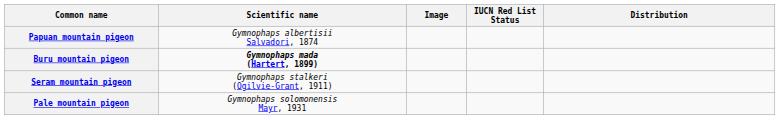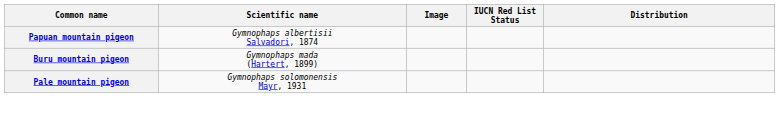(282, 59) bold -> (282, 59) normal
- row: (81, 82)
